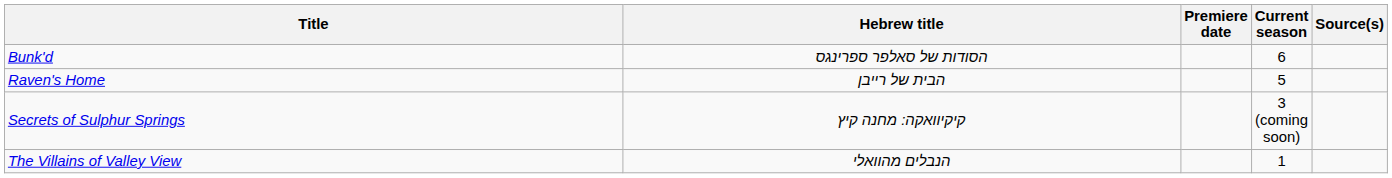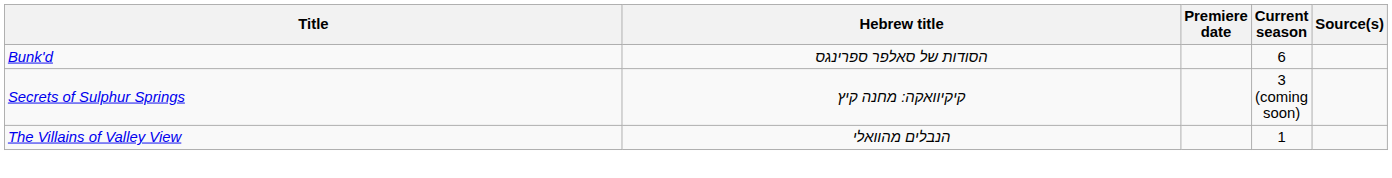- row: (56, 80)
